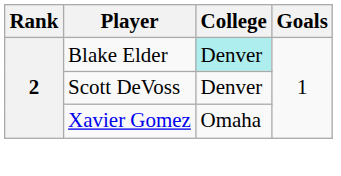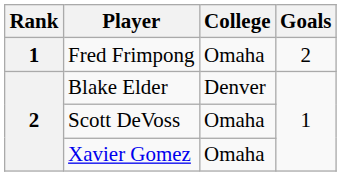+ row: (131, 54)
(231, 54) paleturquoise background -> (235, 87) no background
(231, 87) Denver -> (234, 120) Omaha
